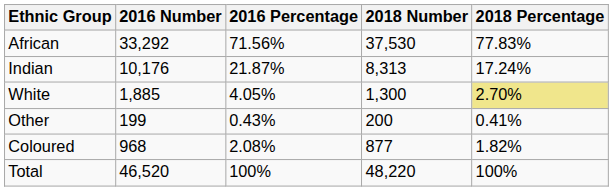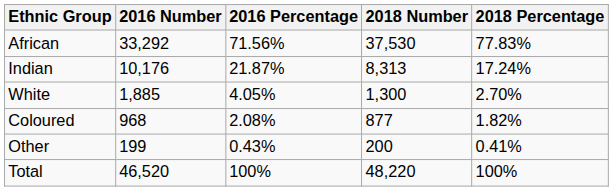(499, 95) khaki background -> (499, 95) no background
rows swapped: (41, 146) <-> (29, 120)
